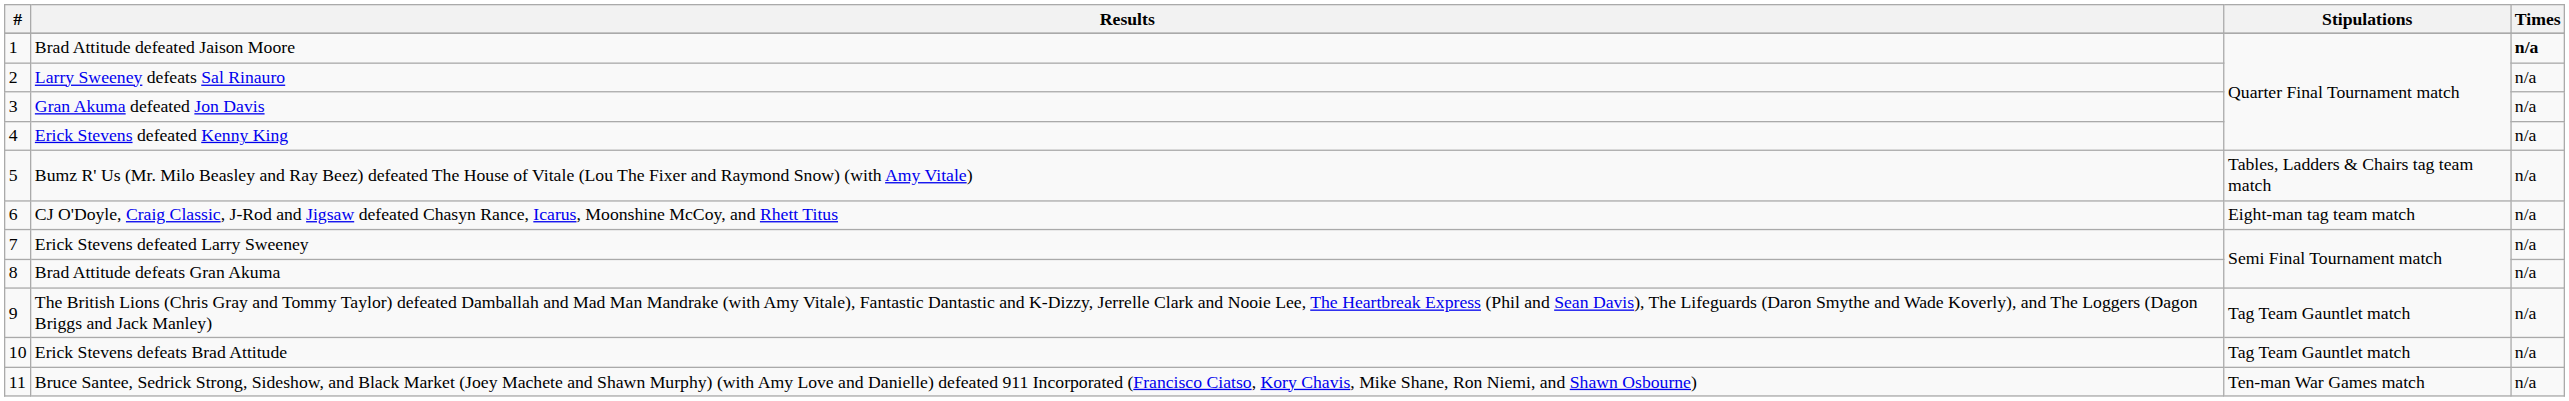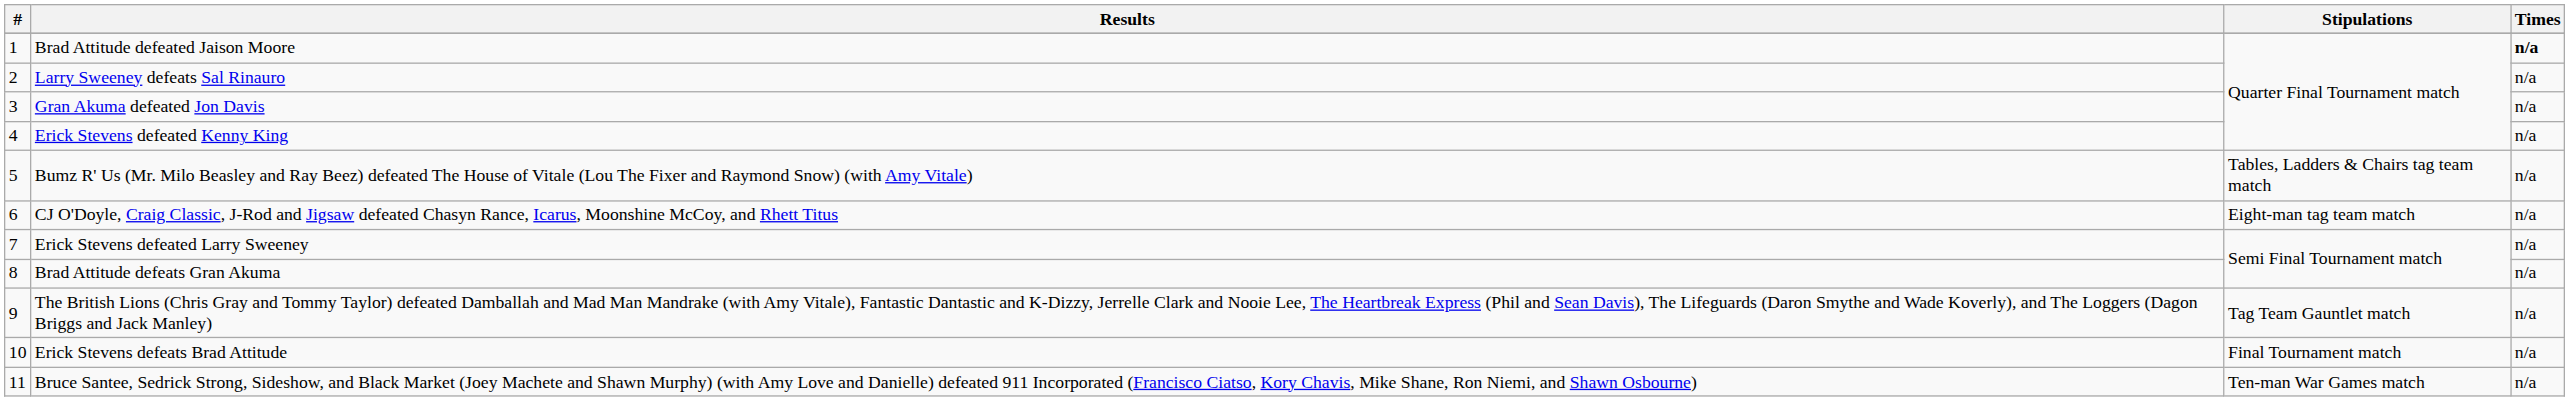(2319, 351) Tag Team Gauntlet match -> (2315, 351) Final Tournament match
